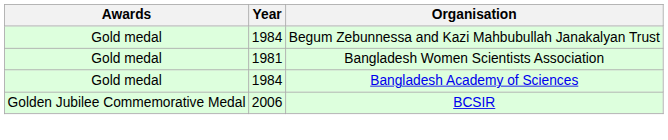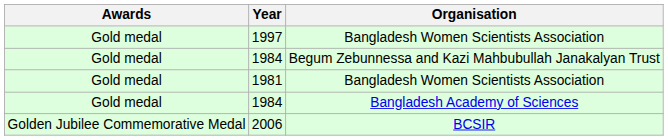+ row: (267, 37)
